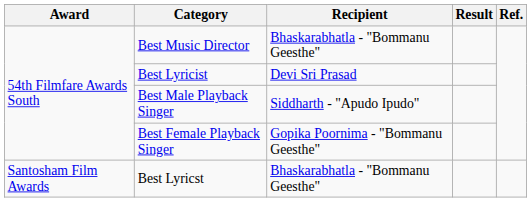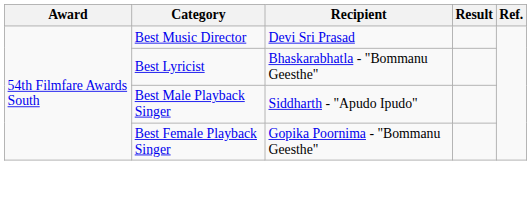(350, 44) Bhaskarabhatla - "Bommanu Geesthe" -> (312, 37) Devi Sri Prasad
(313, 74) Devi Sri Prasad -> (348, 66) Bhaskarabhatla - "Bommanu Geesthe"
- row: (171, 178)
